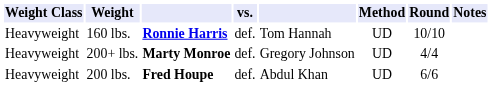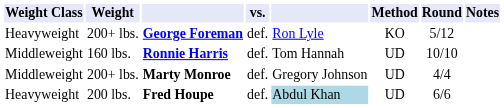+ row: (193, 33)
(42, 33) Heavyweight -> (44, 54) Middleweight
(42, 54) Heavyweight -> (44, 74) Middleweight
(294, 74) no background -> (306, 94) lightblue background
